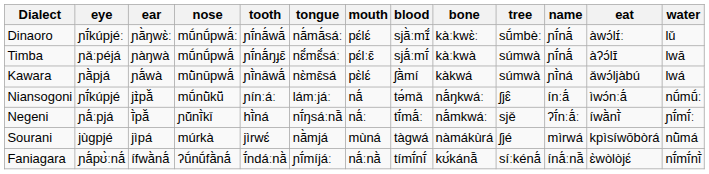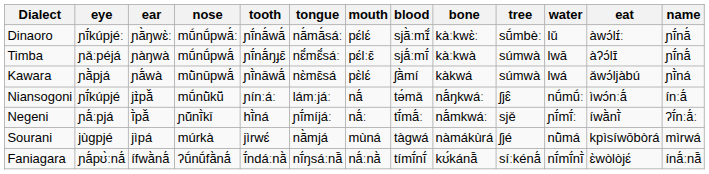columns swapped: (683, 14) <-> (566, 14)
(318, 117) nĩ́ŋsáːnã̄ -> (312, 117) ɲĩ́míjáː
(312, 158) ɲĩ́míjáː -> (318, 158) nĩ́ŋsáːnã̄
